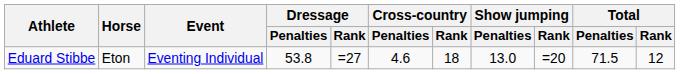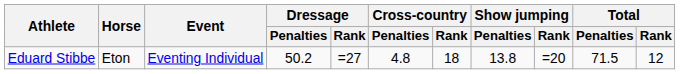(299, 58) 53.8 -> (299, 58) 50.2
(401, 58) 4.6 -> (401, 58) 4.8
(503, 58) 13.0 -> (503, 58) 13.8
